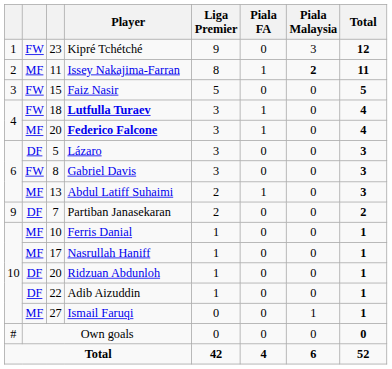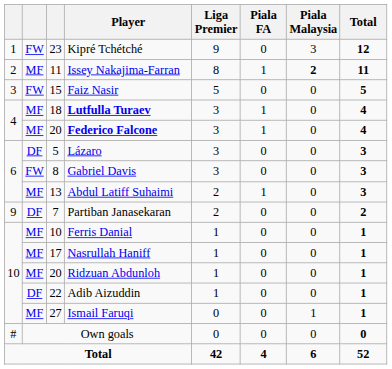(35, 110) FW -> (35, 110) MF
(35, 273) DF -> (35, 273) MF
